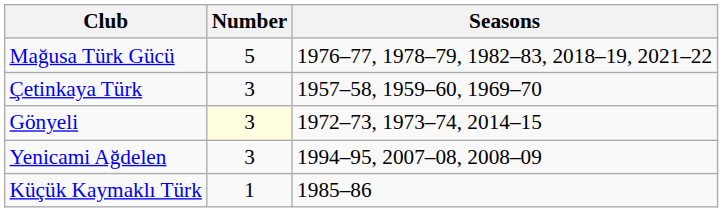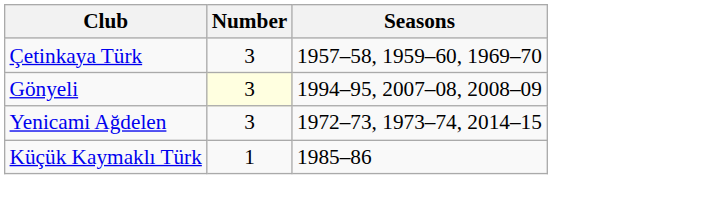- row: (92, 55)
(419, 122) 1972–73, 1973–74, 2014–15 -> (419, 88) 1994–95, 2007–08, 2008–09
(419, 156) 1994–95, 2007–08, 2008–09 -> (419, 122) 1972–73, 1973–74, 2014–15
